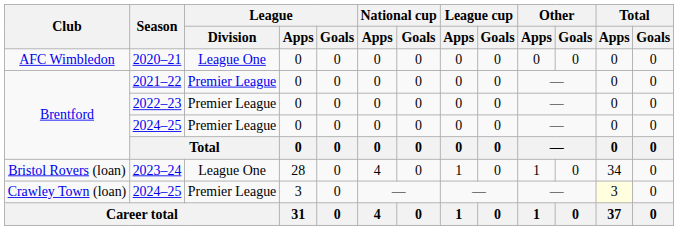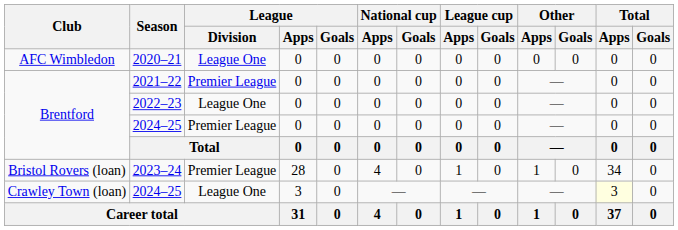(232, 103) Premier League -> (232, 103) League One
(232, 170) League One -> (232, 170) Premier League
(232, 192) Premier League -> (232, 192) League One
